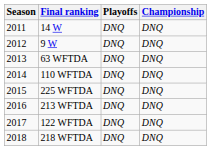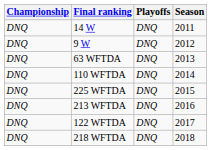columns swapped: (21, 12) <-> (173, 12)
